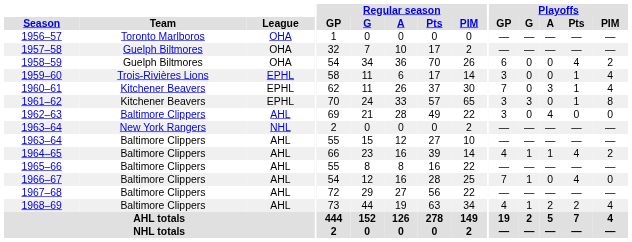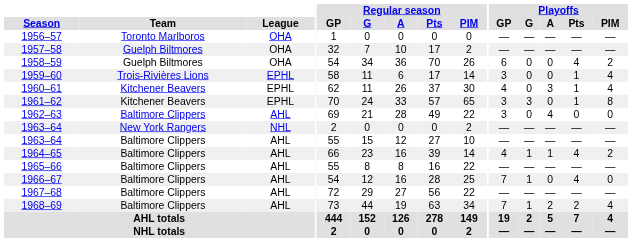(504, 88) 7 -> (504, 88) 4
(504, 205) 4 -> (504, 205) 7
